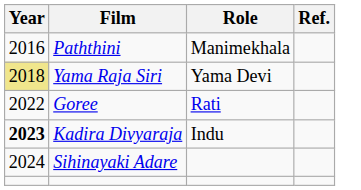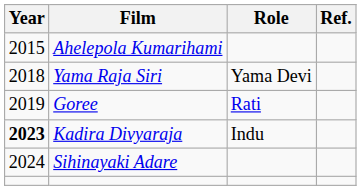+ row: (138, 47)
- row: (87, 47)
(27, 76) khaki background -> (27, 76) no background
(27, 104) 2022 -> (27, 104) 2019
